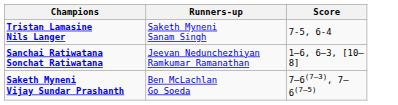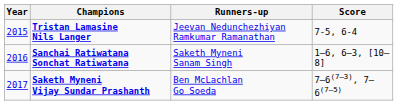+ column: (17, 12)
(182, 32) Saketh Myneni Sanam Singh -> (229, 32) Jeevan Nedunchezhiyan Ramkumar Ramanathan
(204, 57) Jeevan Nedunchezhiyan Ramkumar Ramanathan -> (208, 57) Saketh Myneni Sanam Singh
